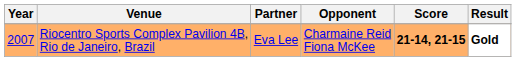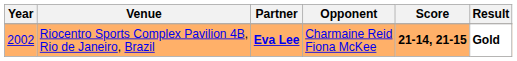(21, 40) 2007 -> (21, 40) 2002
(276, 40) normal -> (277, 40) bold
